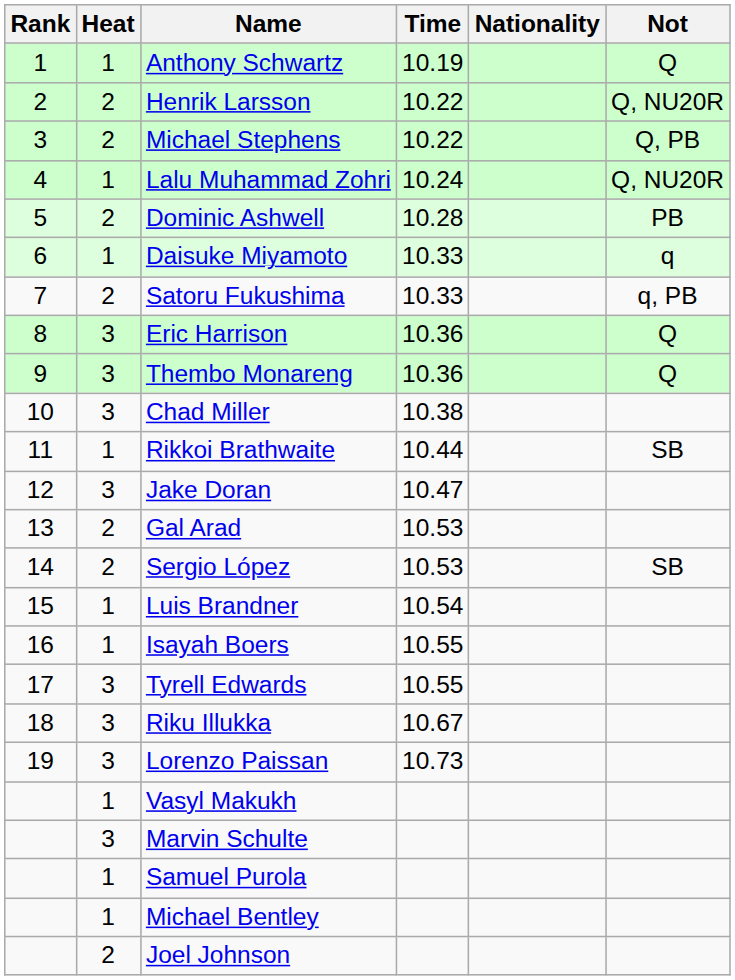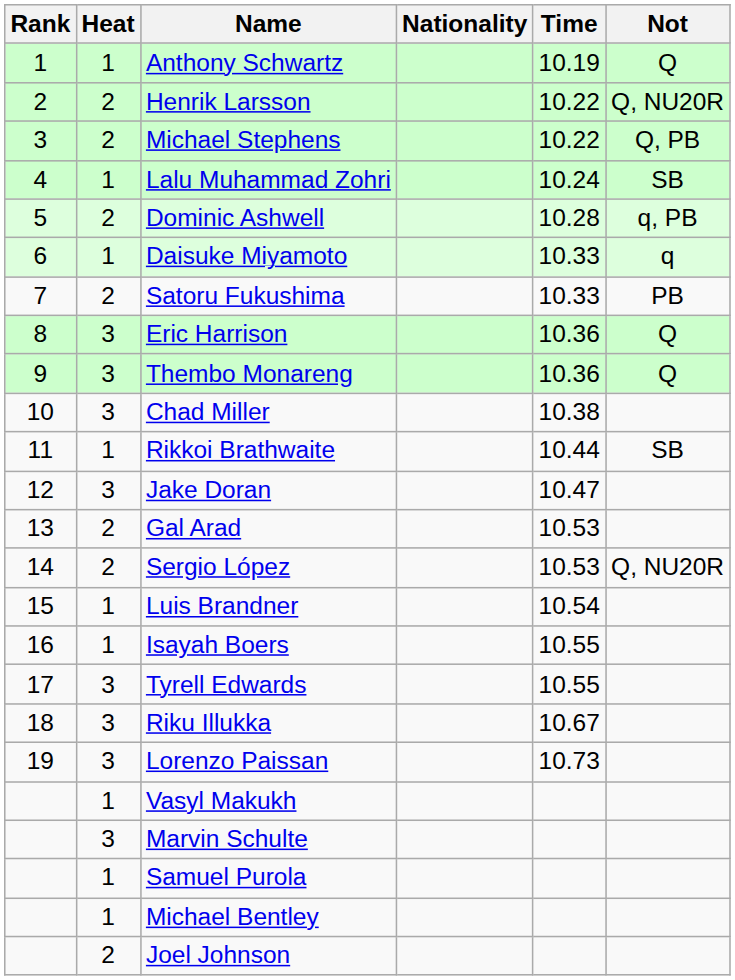columns swapped: (537, 23) <-> (433, 23)
(668, 179) Q, NU20R -> (668, 179) SB
(668, 218) PB -> (668, 218) q, PB
(668, 295) q, PB -> (668, 295) PB
(668, 567) SB -> (668, 567) Q, NU20R
